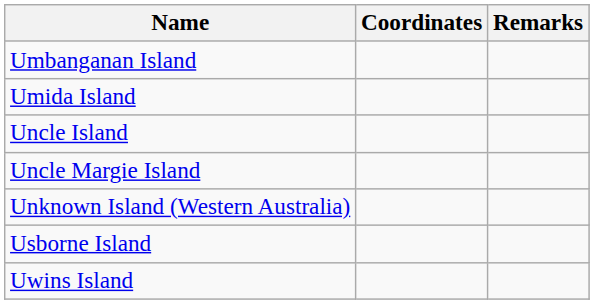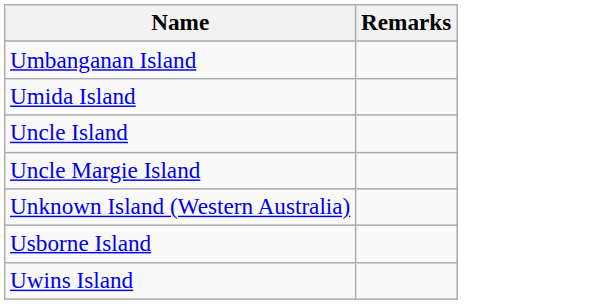- column: (422, 22)
